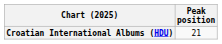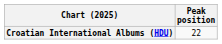(196, 33) 21 -> (196, 33) 22
